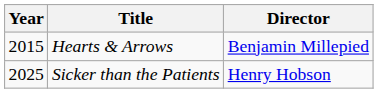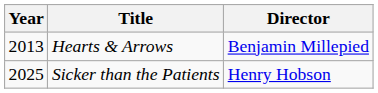(26, 46) 2015 -> (26, 46) 2013
